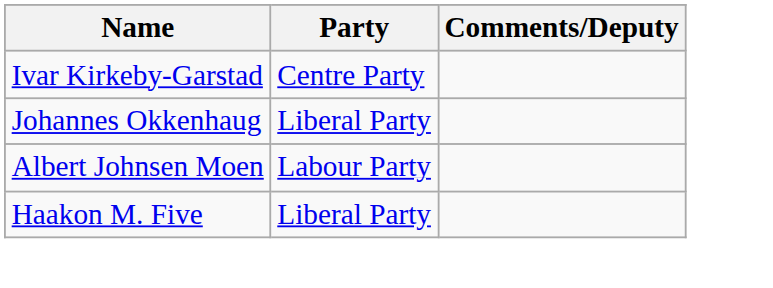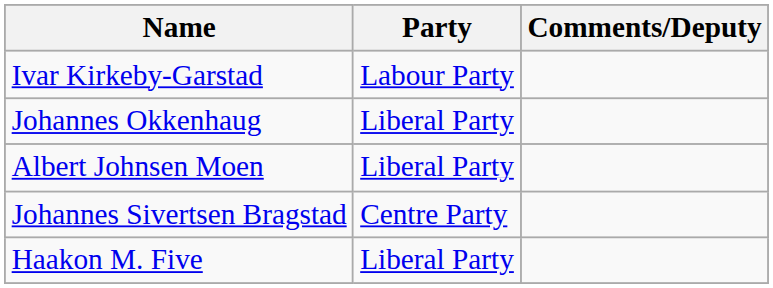(351, 74) Centre Party -> (437, 74) Labour Party
(354, 167) Labour Party -> (437, 167) Liberal Party
+ row: (179, 213)
